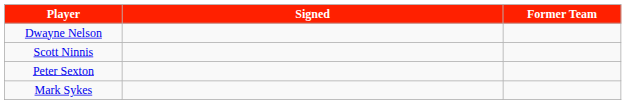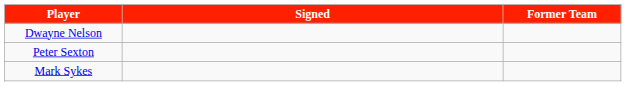- row: (63, 52)
